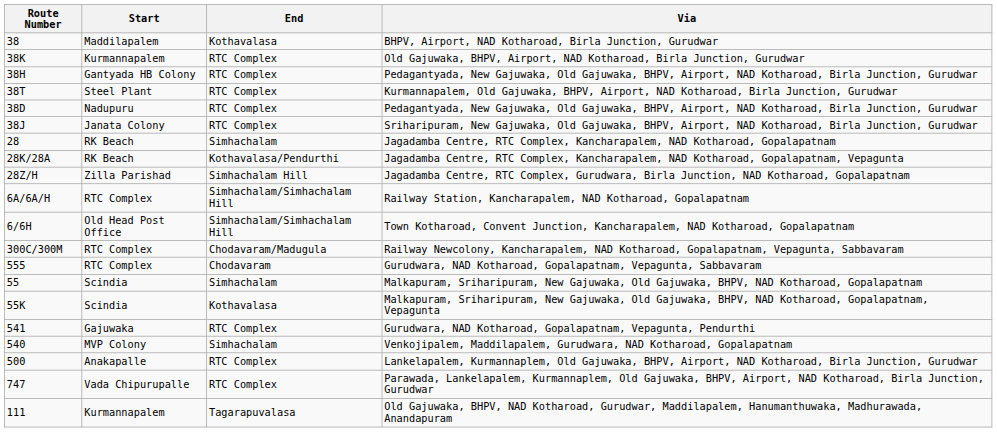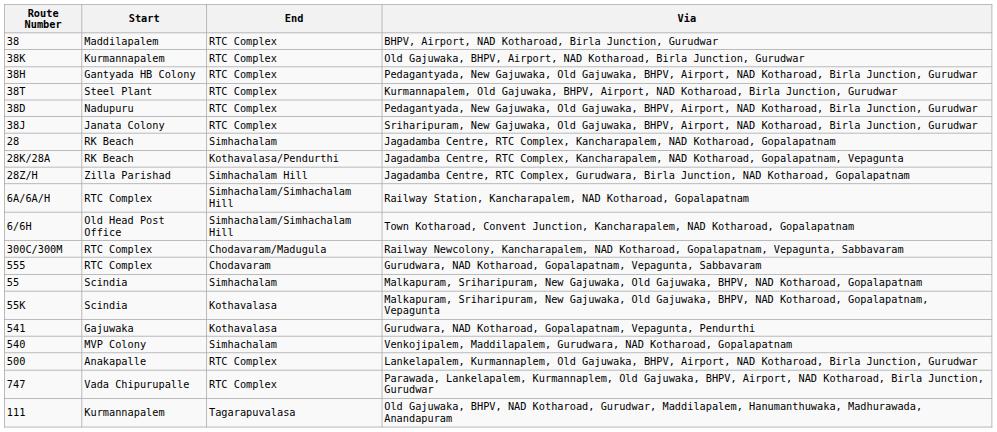(243, 41) Kothavalasa -> (243, 41) RTC Complex
(243, 328) RTC Complex -> (243, 328) Kothavalasa
